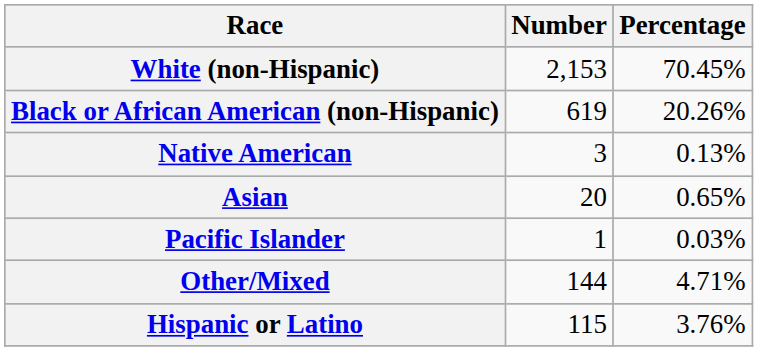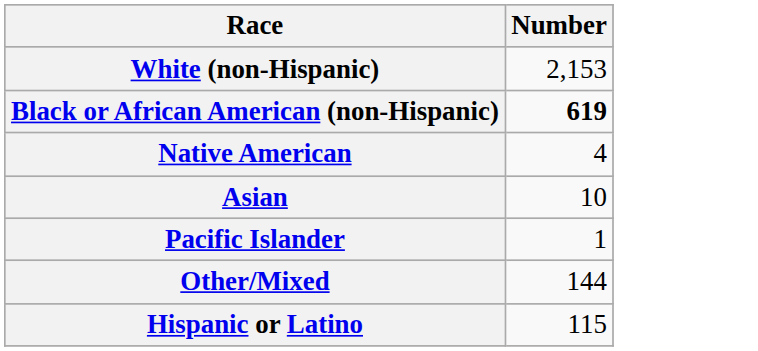- column: (682, 25)
(587, 111) normal -> (587, 111) bold
(600, 153) 3 -> (600, 153) 4
(593, 196) 20 -> (593, 196) 10
